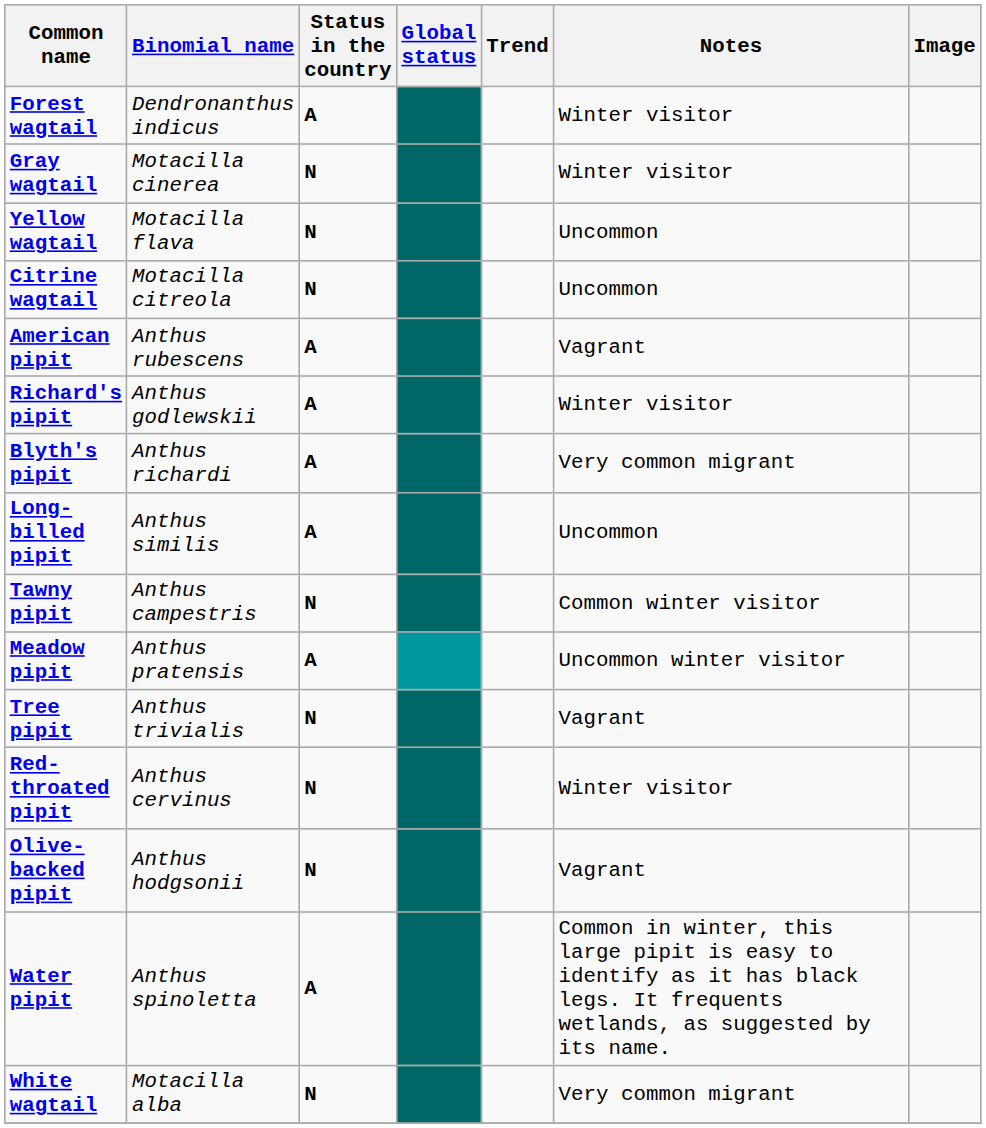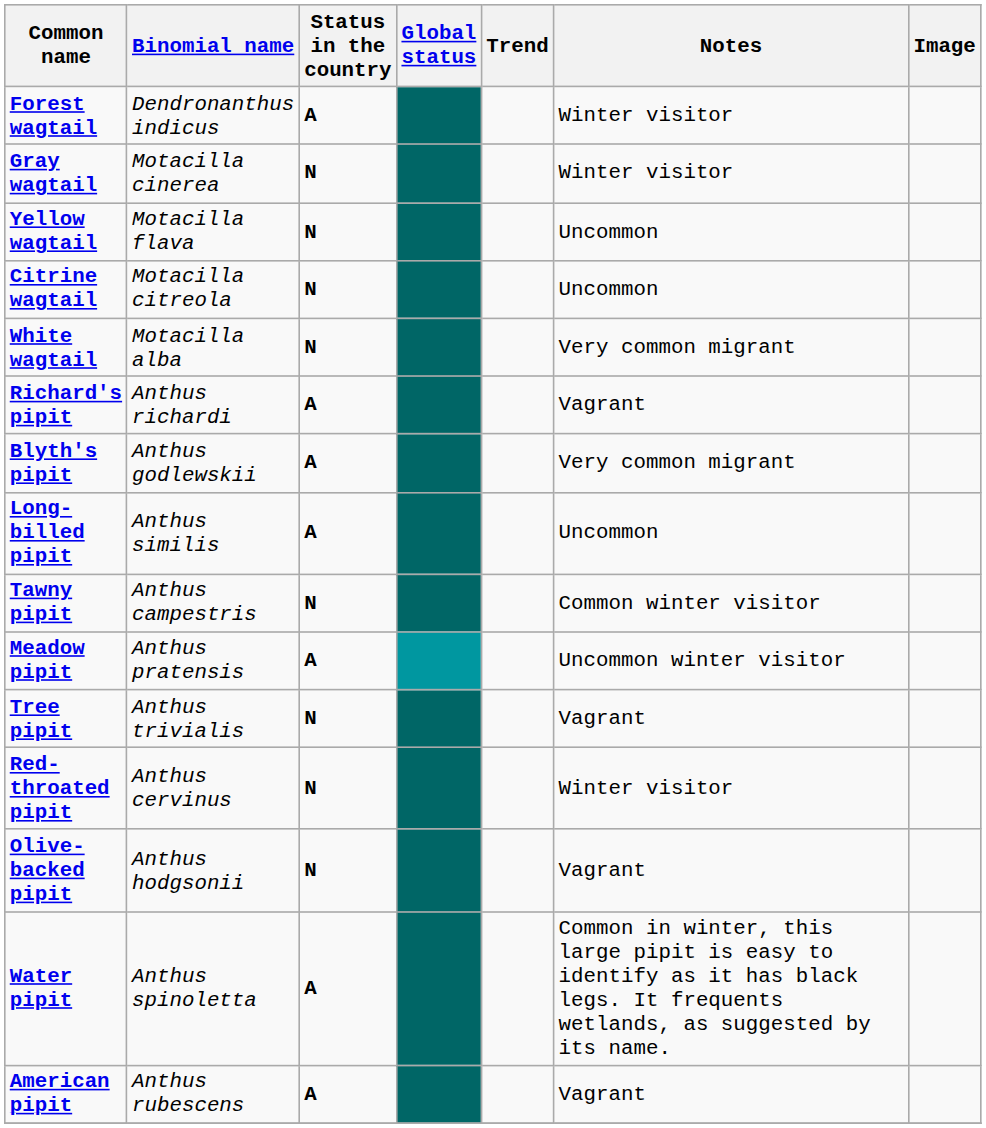rows swapped: (53, 1094) <-> (60, 347)
(194, 405) Anthus godlewskii -> (182, 405) Anthus richardi
(646, 405) Winter visitor -> (602, 405) Vagrant
(182, 463) Anthus richardi -> (194, 463) Anthus godlewskii
